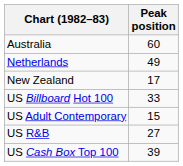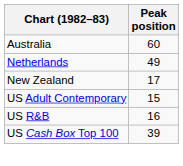- row: (60, 98)
(154, 134) 27 -> (154, 116) 16
